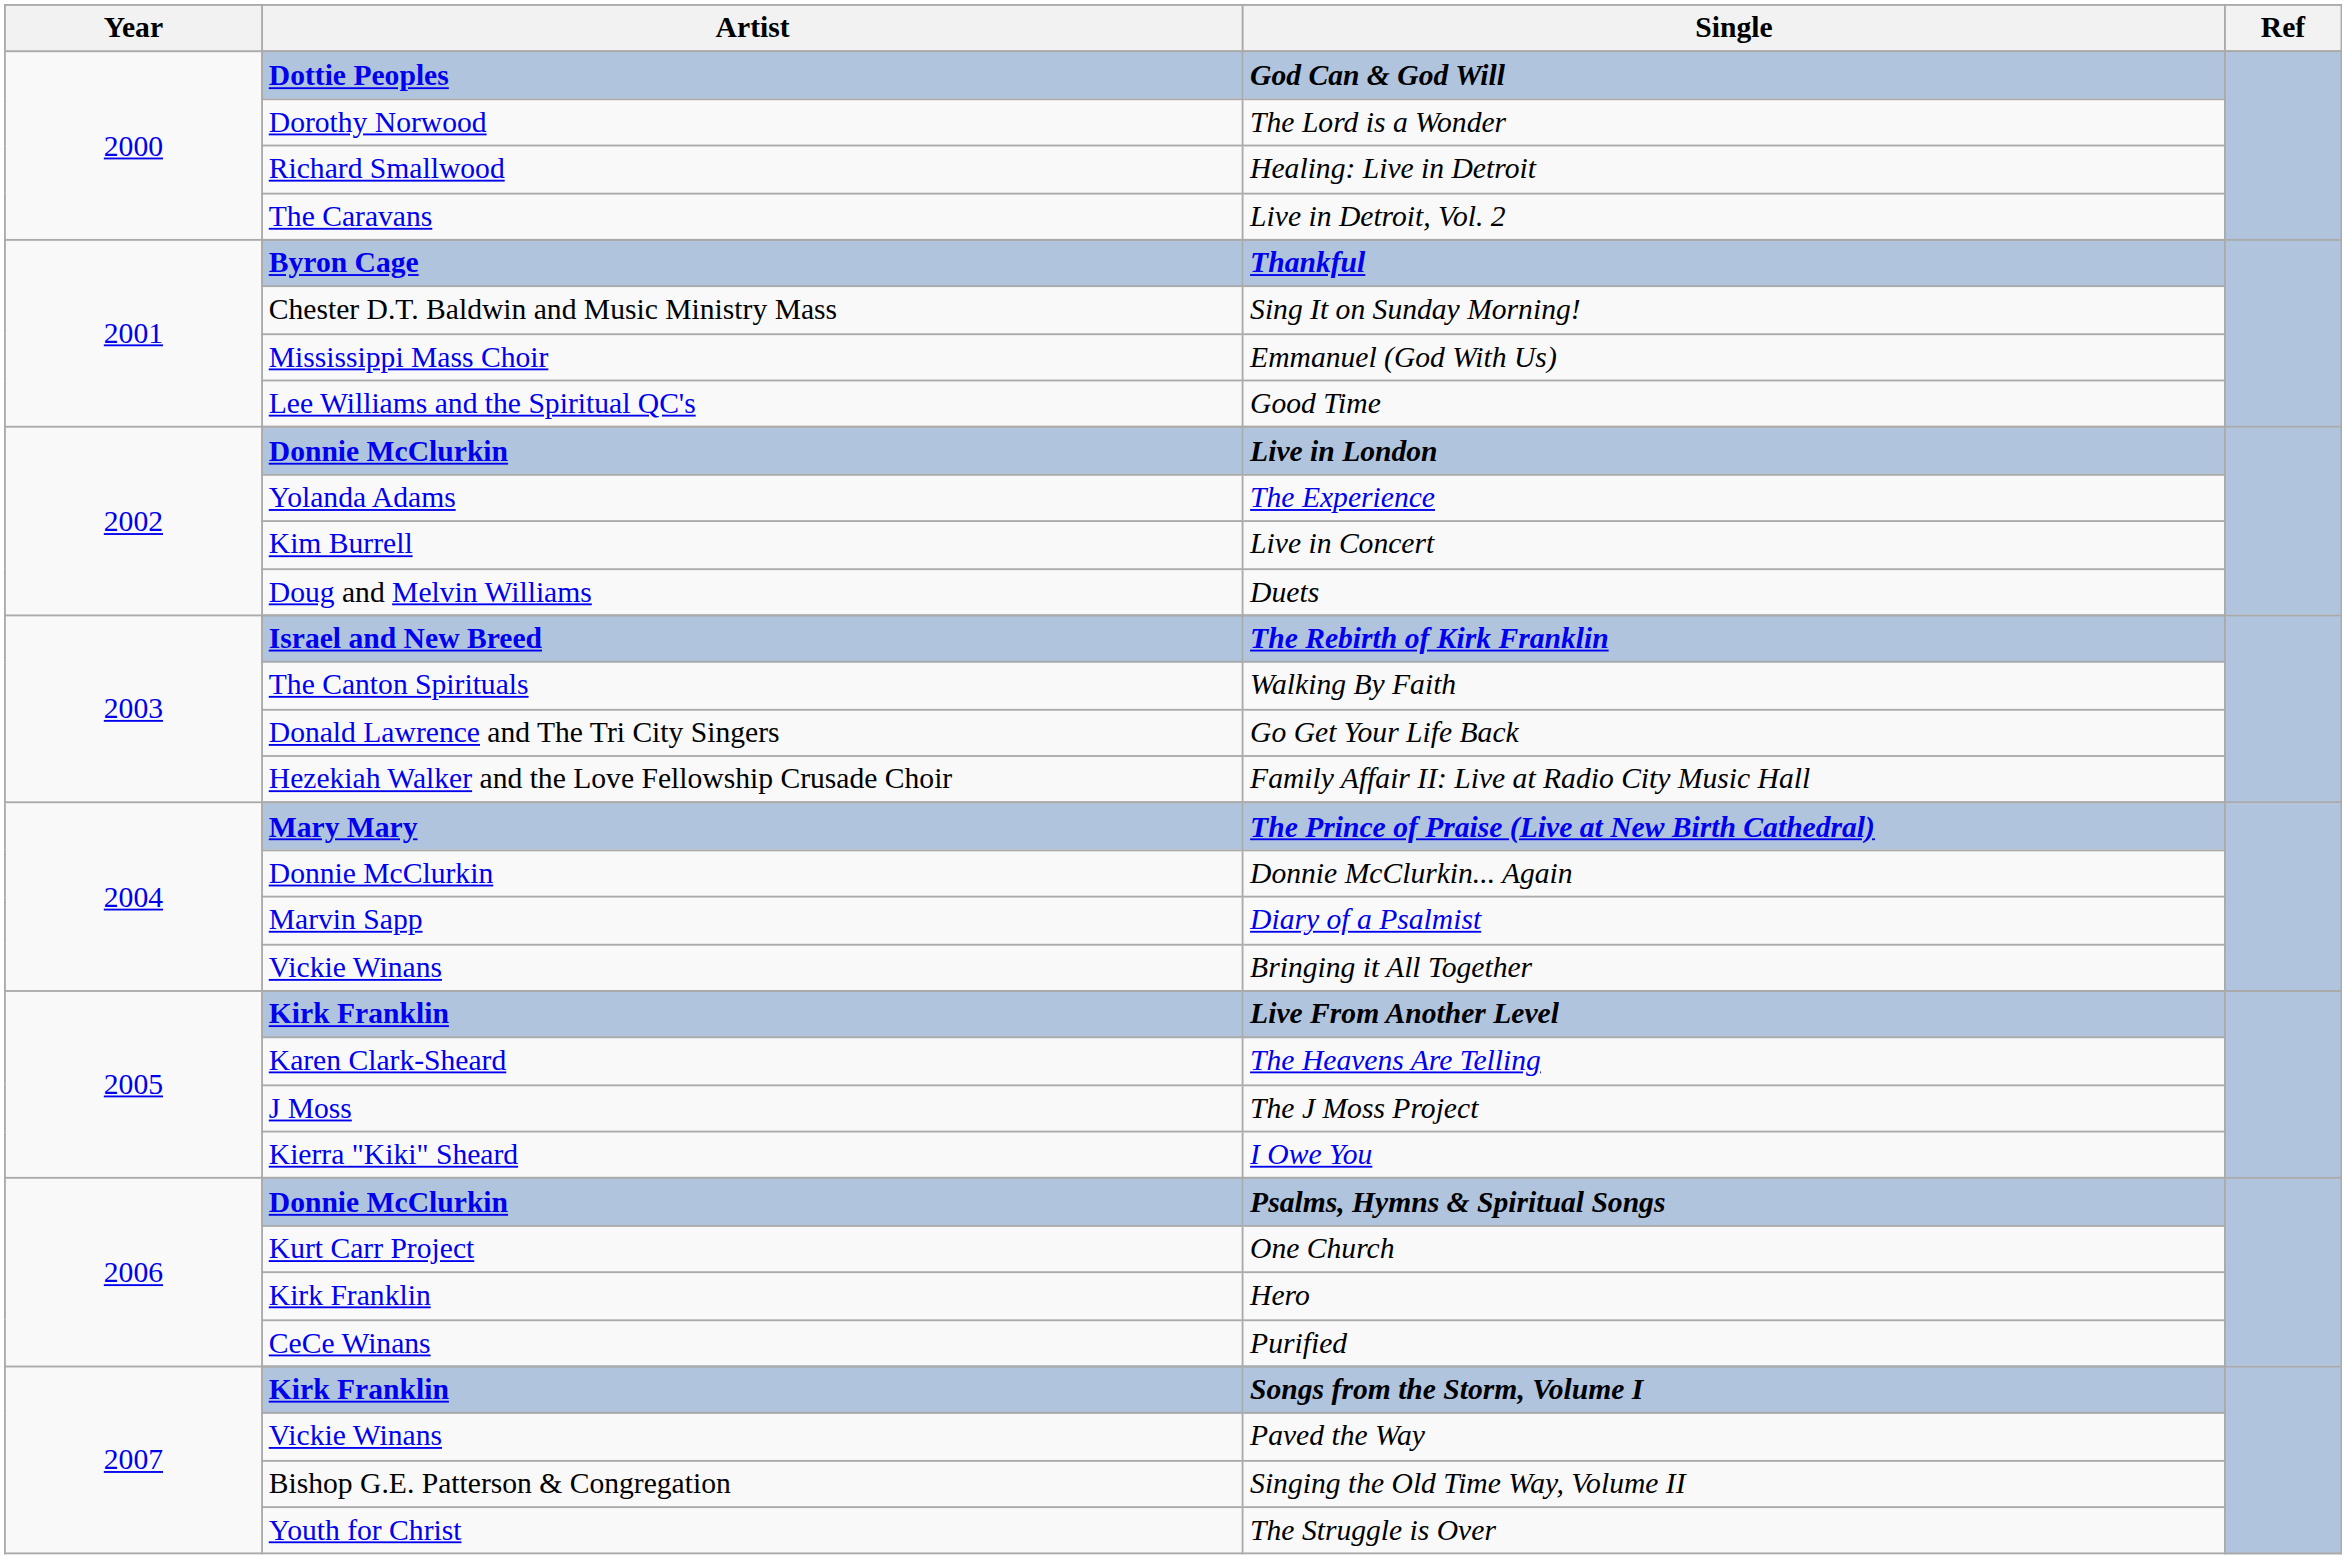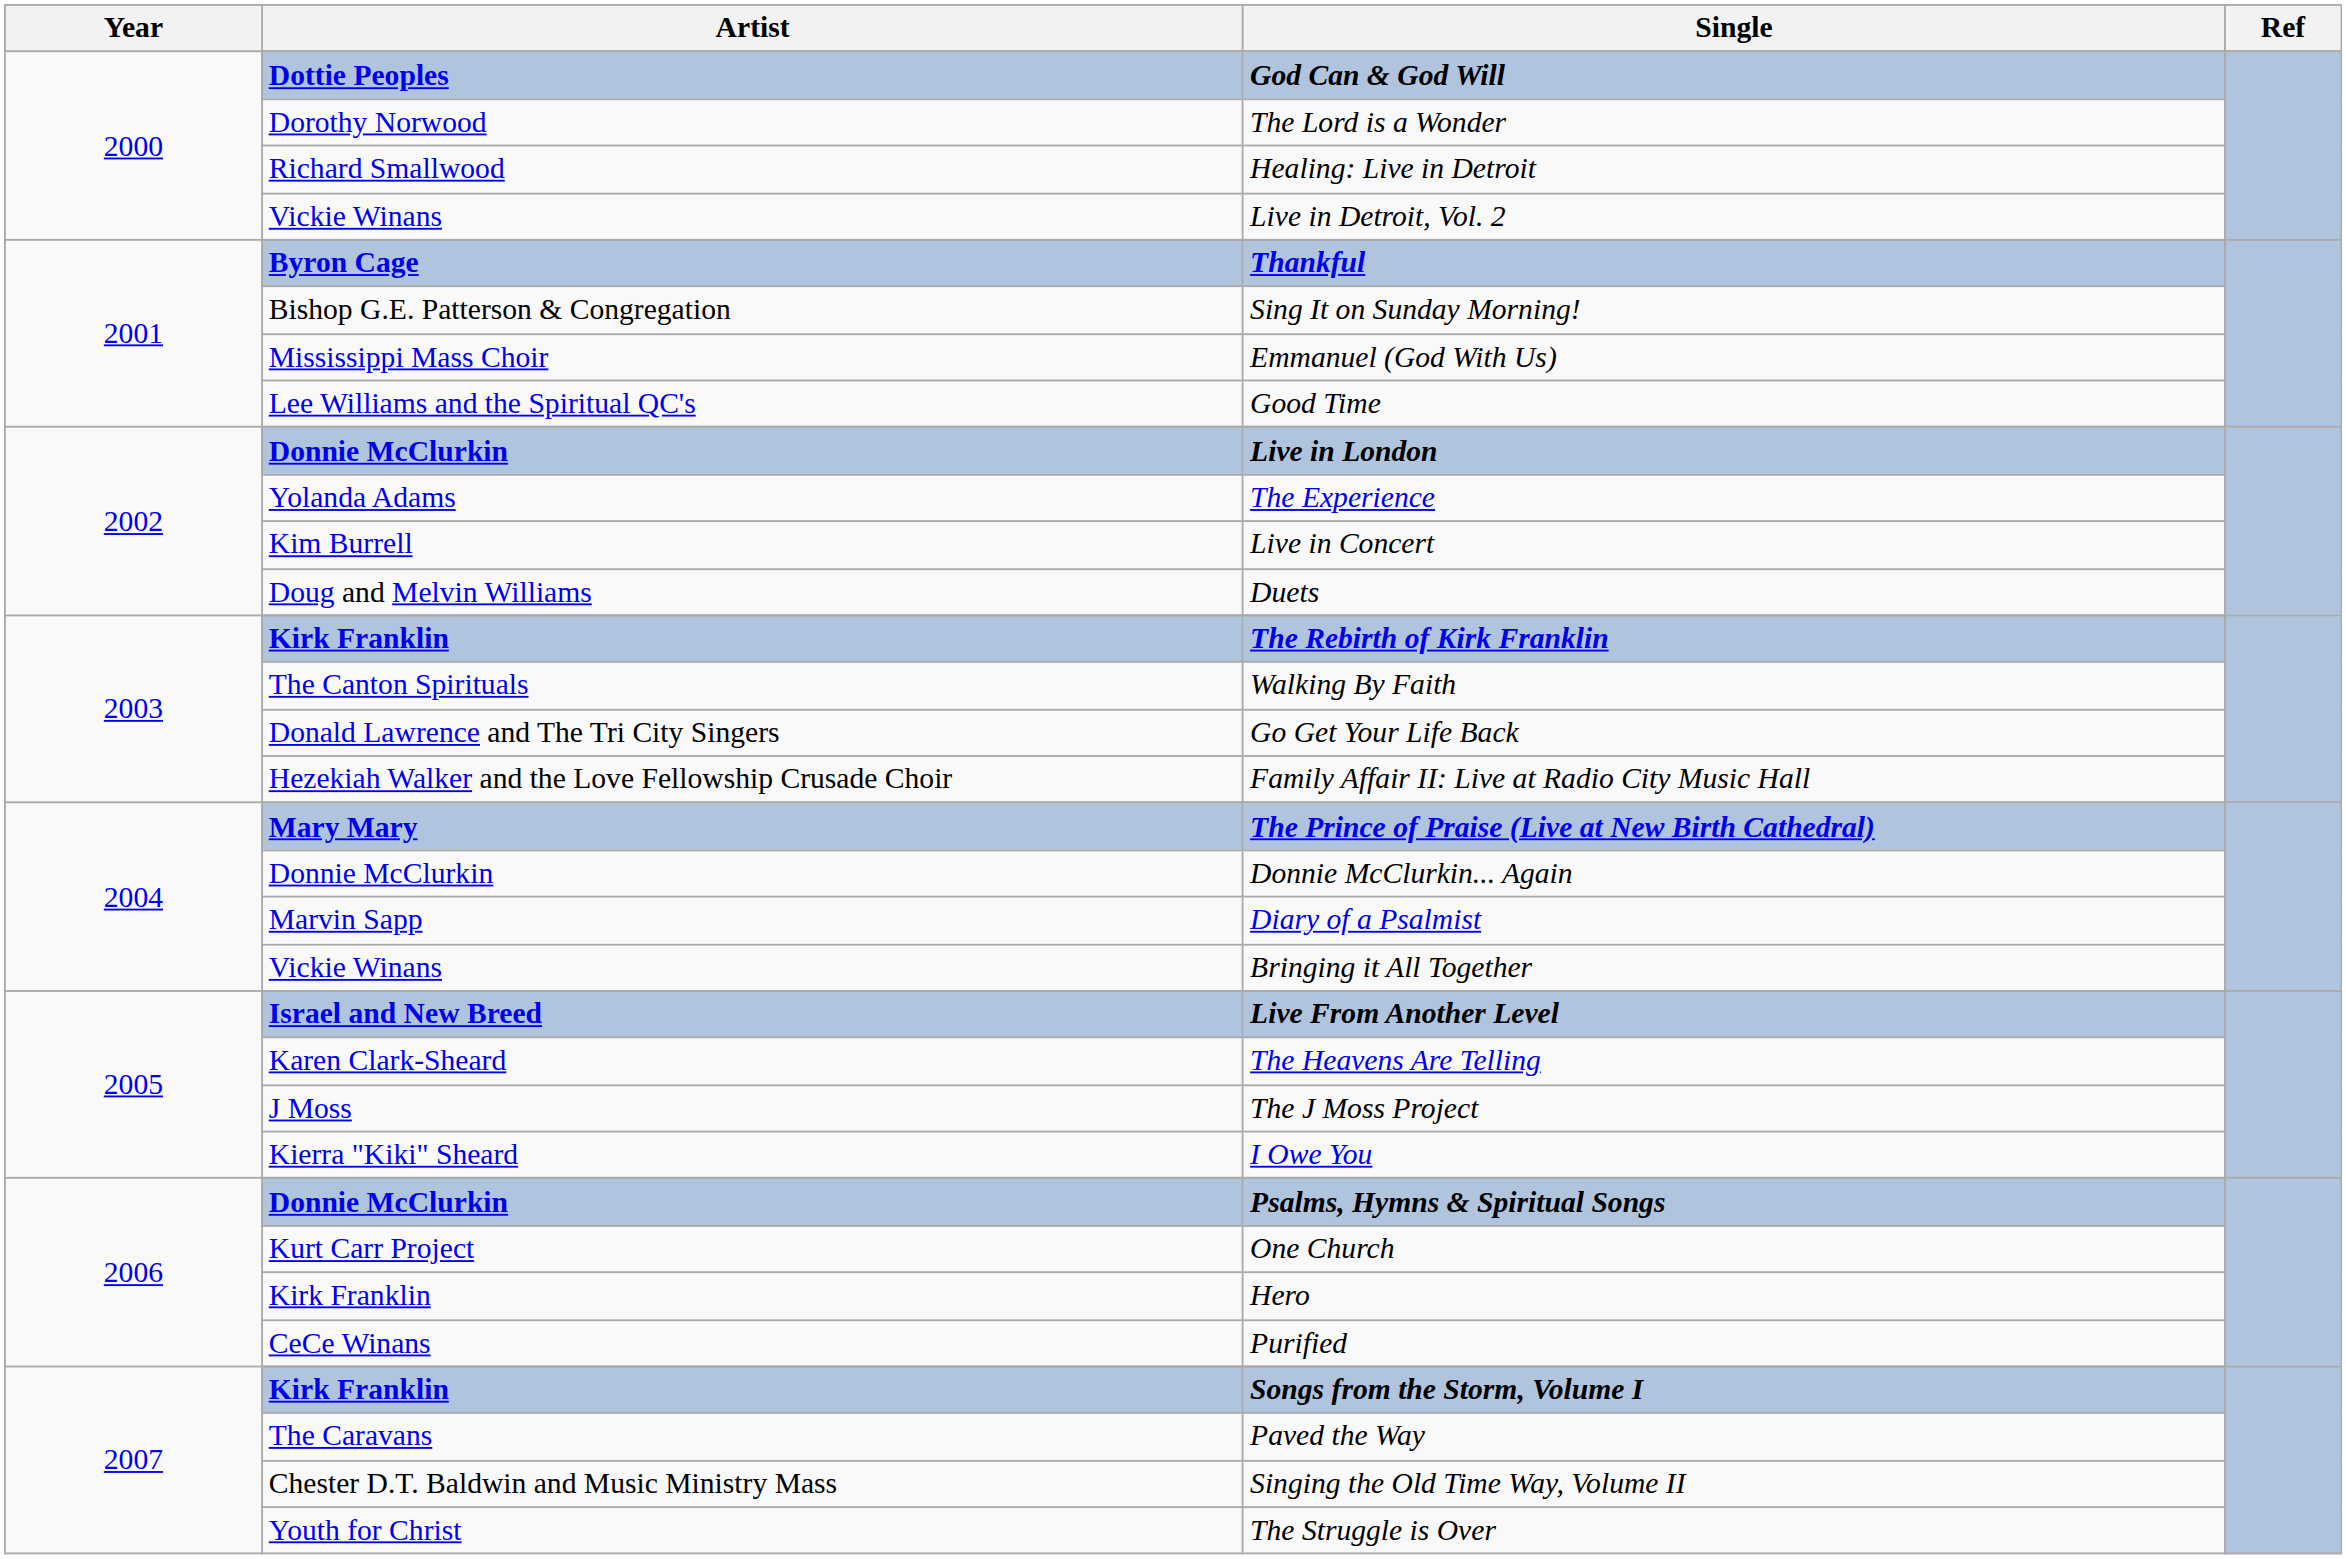(351, 215) The Caravans -> (355, 215) Vickie Winans
(553, 309) Chester D.T. Baldwin and Music Ministry Mass -> (500, 309) Bishop G.E. Patterson & Congregation
(405, 638) Israel and New Breed -> (359, 638) Kirk Franklin
(359, 1013) Kirk Franklin -> (405, 1013) Israel and New Breed
(355, 1436) Vickie Winans -> (351, 1436) The Caravans
(500, 1483) Bishop G.E. Patterson & Congregation -> (553, 1483) Chester D.T. Baldwin and Music Ministry Mass
